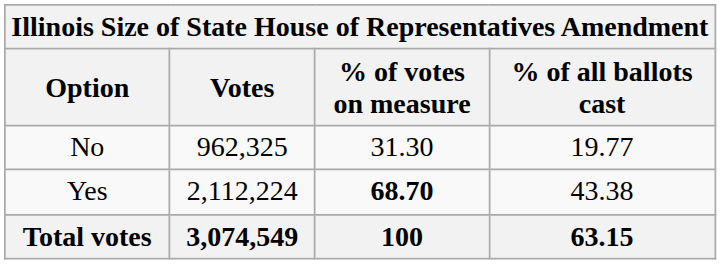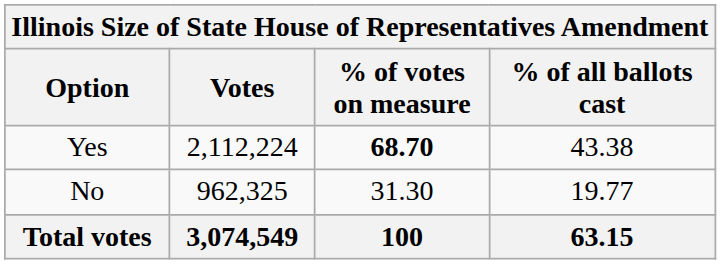rows swapped: (87, 191) <-> (87, 147)
